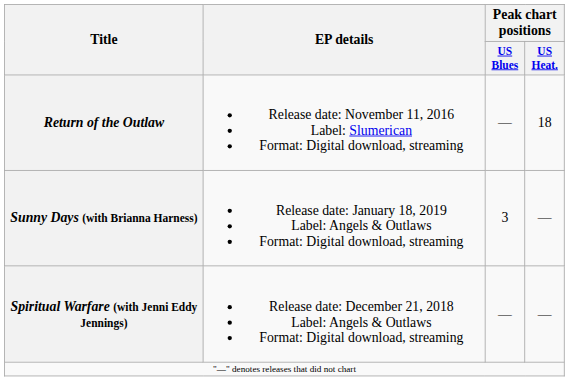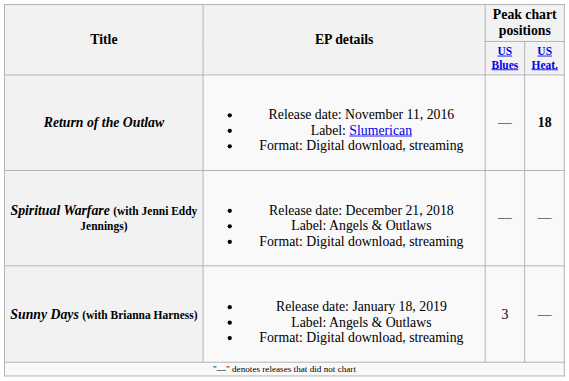(545, 122) normal -> (545, 122) bold
rows swapped: (104, 314) <-> (104, 218)
